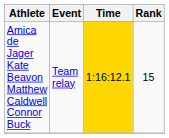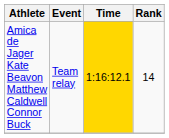(149, 77) 15 -> (149, 77) 14
